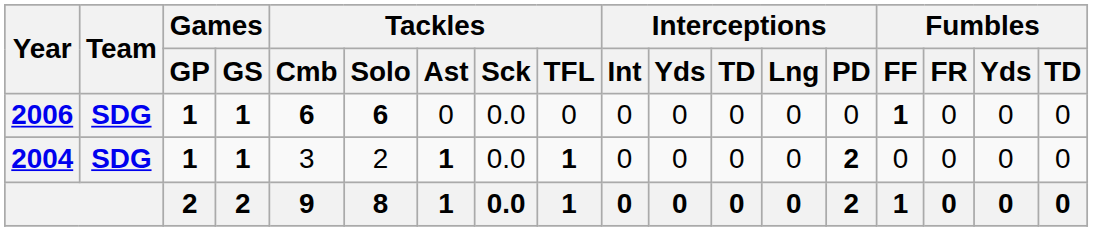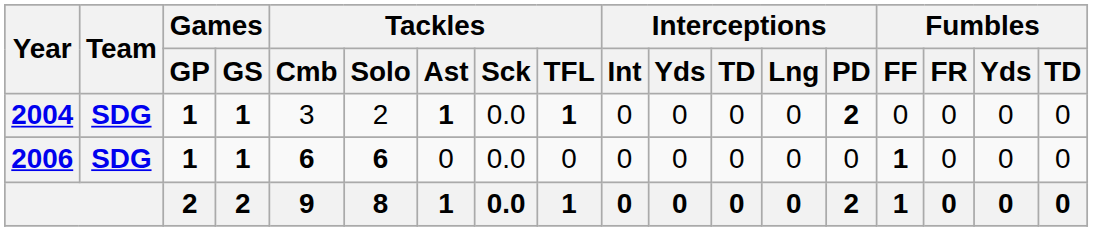rows swapped: (42, 159) <-> (42, 114)
